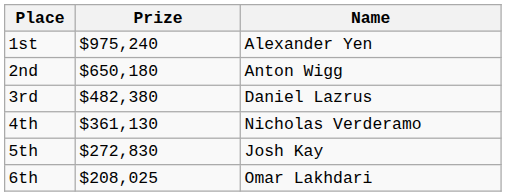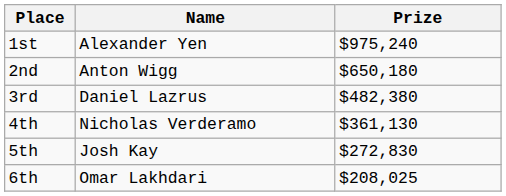columns swapped: (371, 18) <-> (158, 18)
